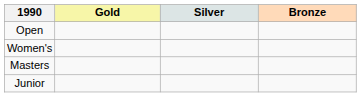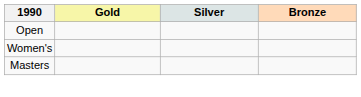- row: (30, 83)
